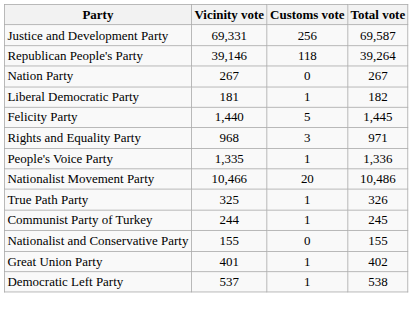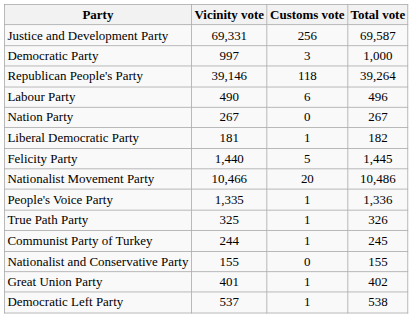+ row: (53, 55)
+ row: (41, 96)
- row: (74, 138)
rows swapped: (60, 158) <-> (81, 179)
